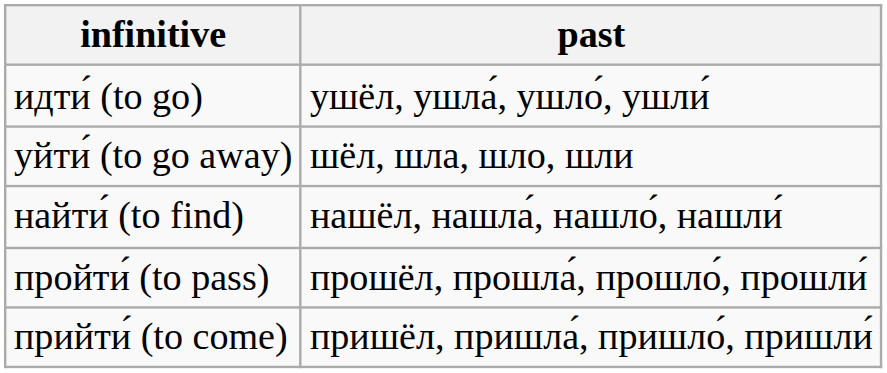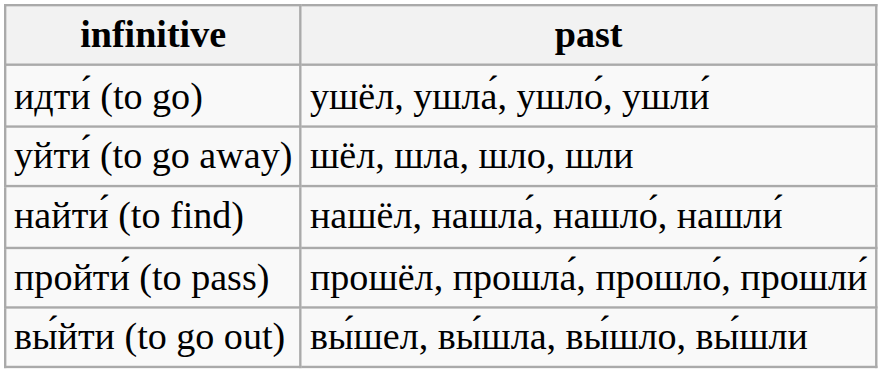- row: (151, 336)
+ row: (150, 336)
